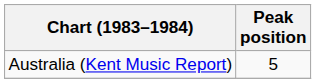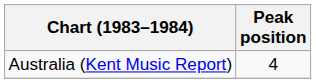(273, 64) 5 -> (273, 64) 4
